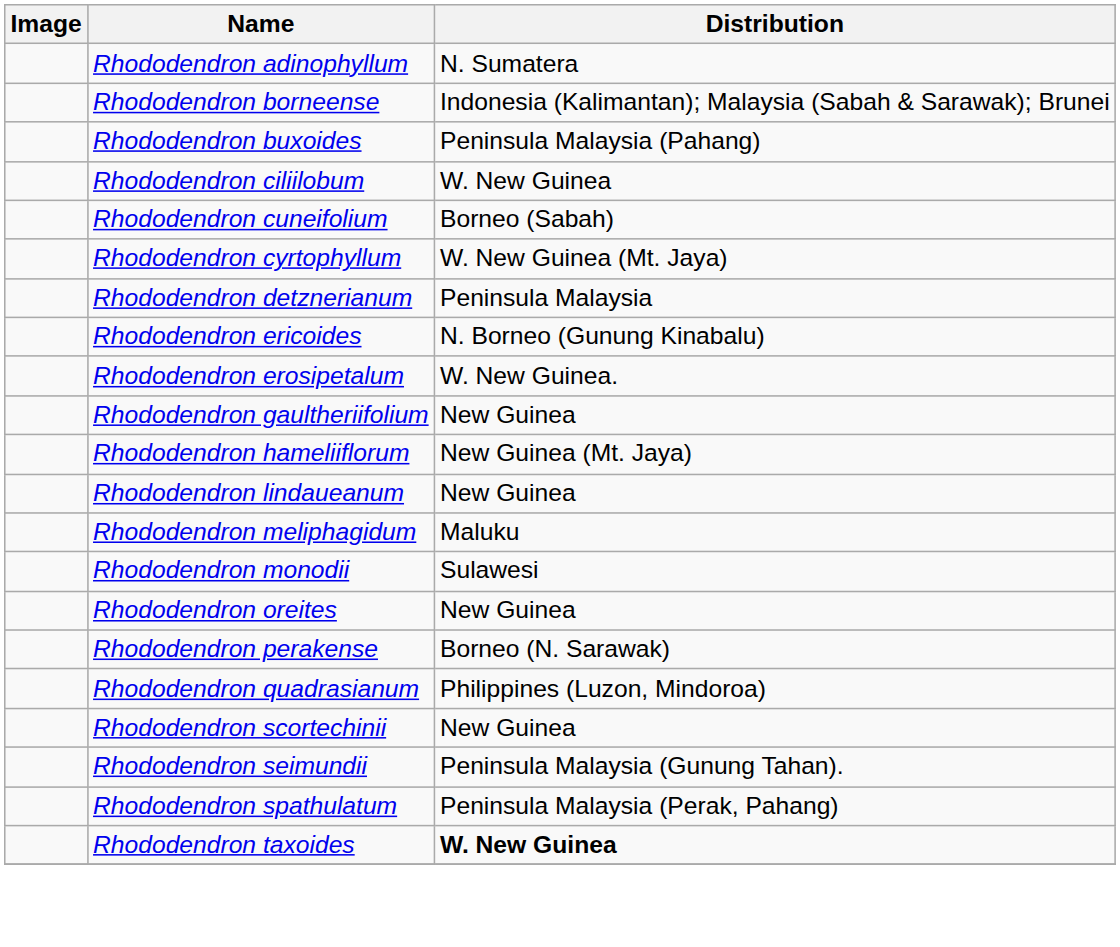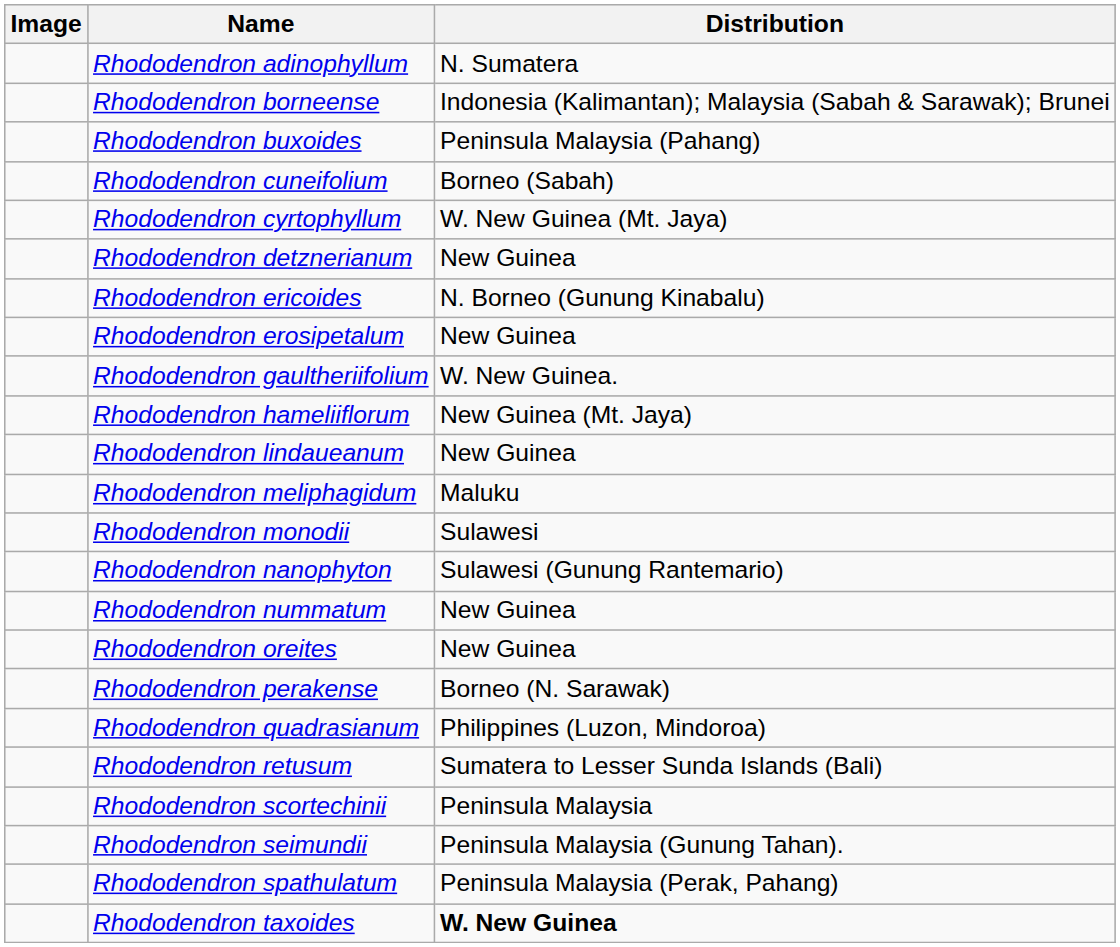- row: (229, 180)
(546, 297) Peninsula Malaysia -> (508, 258) New Guinea
(529, 375) W. New Guinea. -> (508, 336) New Guinea
(508, 414) New Guinea -> (529, 375) W. New Guinea.
+ row: (242, 571)
+ row: (240, 610)
+ row: (222, 766)
(508, 727) New Guinea -> (546, 805) Peninsula Malaysia
